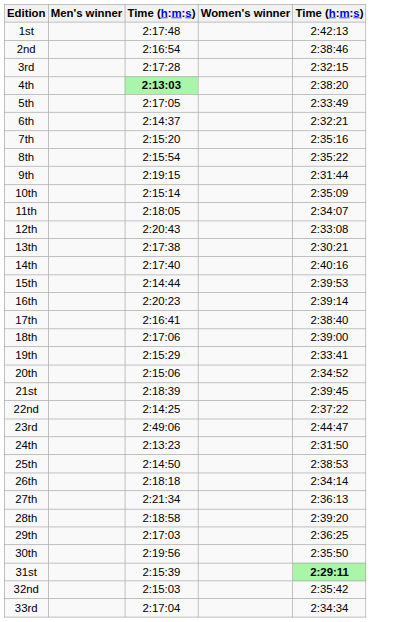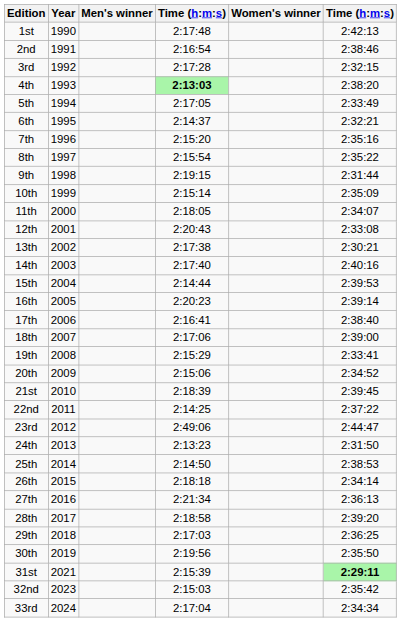+ column: (63, 13)
